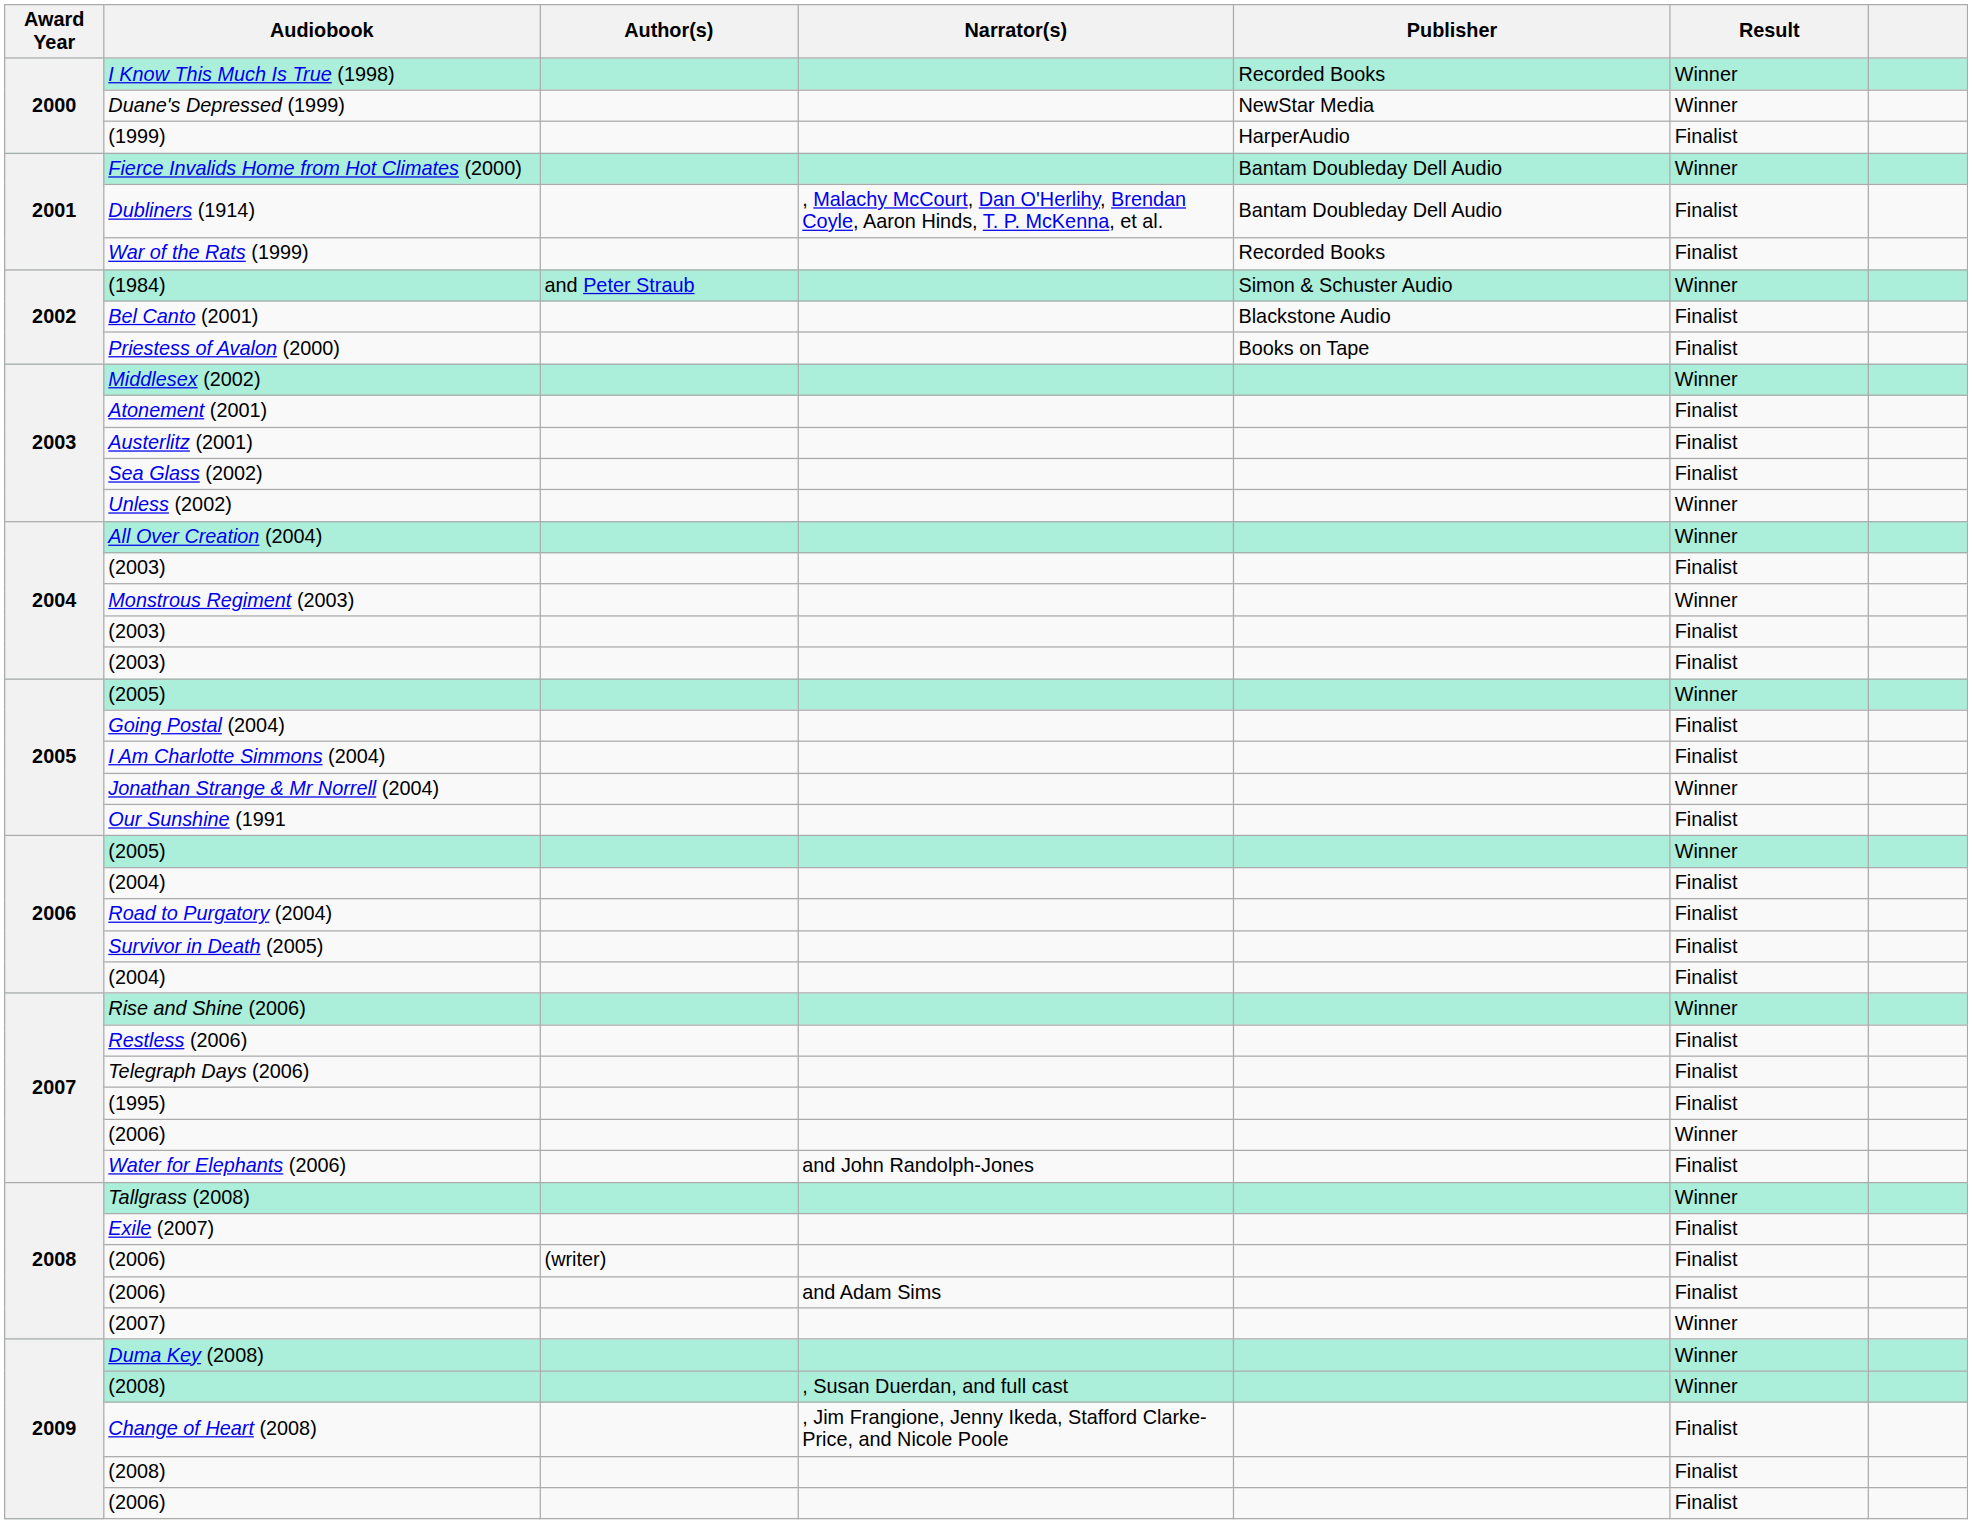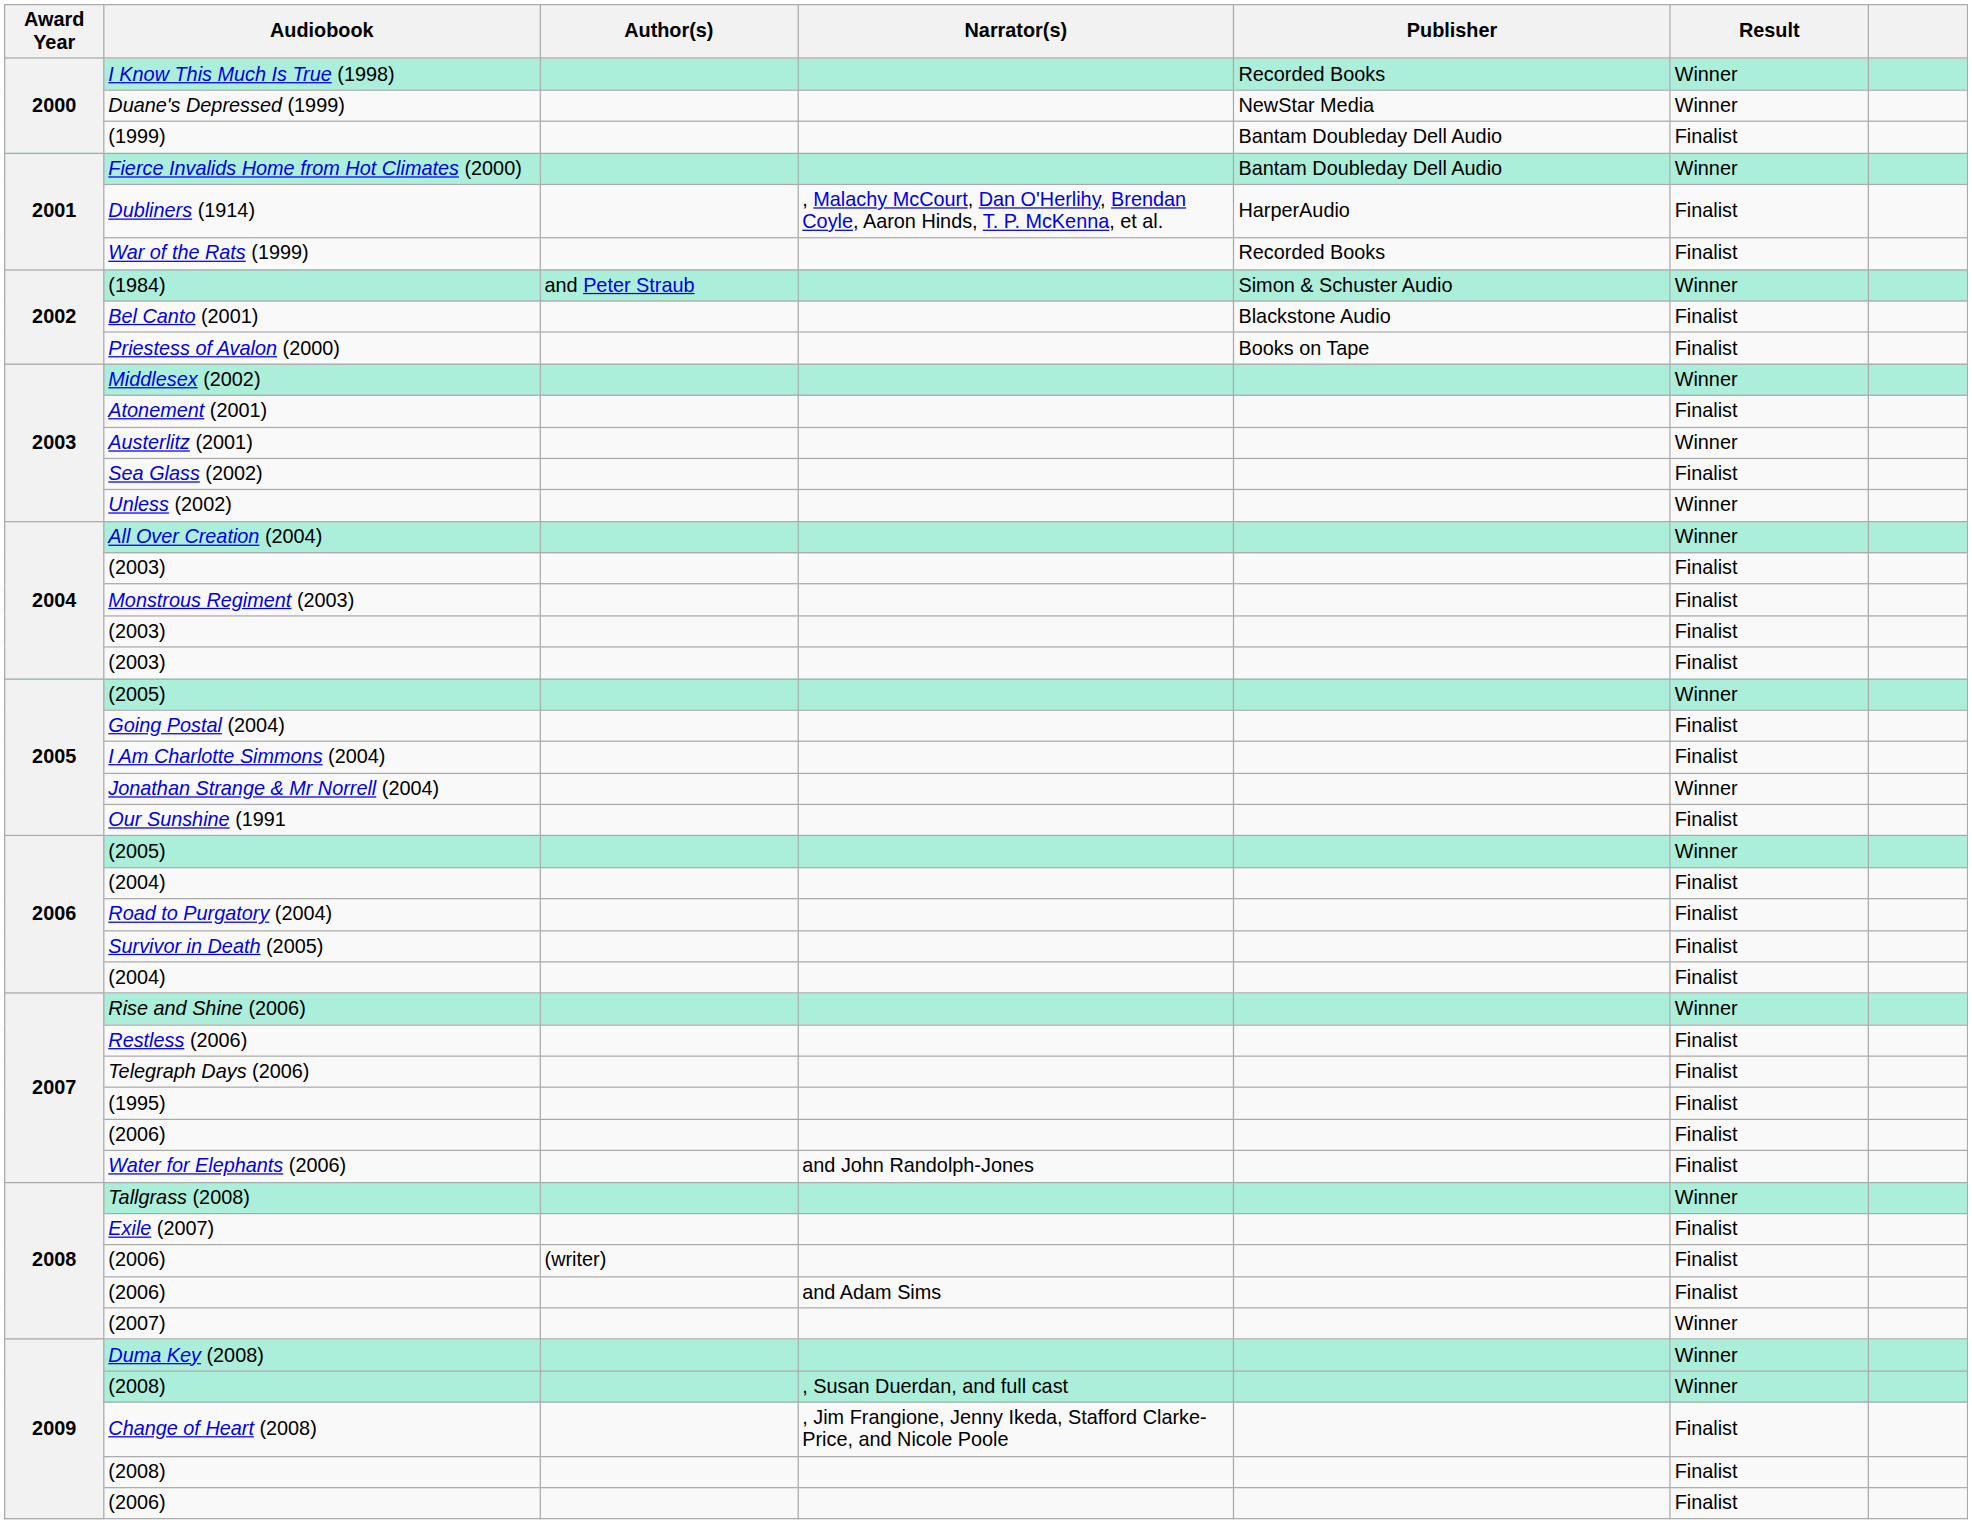(1294, 136) HarperAudio -> (1370, 136) Bantam Doubleday Dell Audio
(1370, 211) Bantam Doubleday Dell Audio -> (1294, 211) HarperAudio
(1706, 442) Finalist -> (1706, 442) Winner
(1706, 599) Winner -> (1706, 599) Finalist
(1706, 1134) Winner -> (1706, 1134) Finalist
